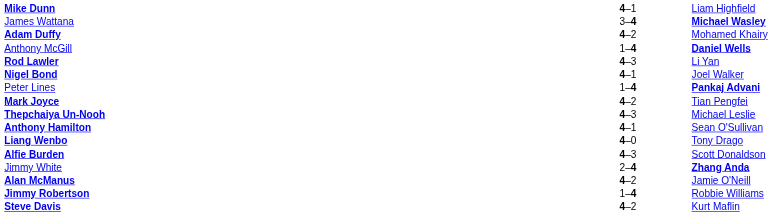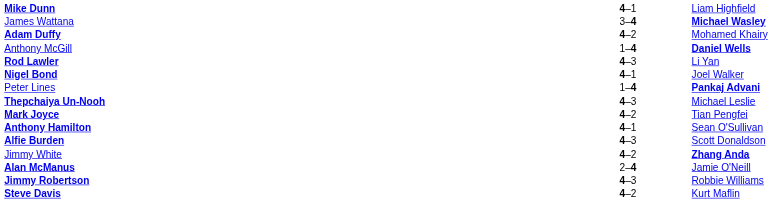rows swapped: (55, 114) <-> (32, 101)
- row: (36, 141)
(628, 167) 2–4 -> (628, 154) 4–2
(628, 180) 4–2 -> (628, 167) 2–4
(628, 194) 1–4 -> (628, 180) 4–3
